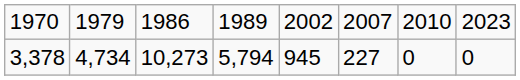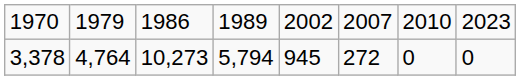(103, 57) 4,734 -> (103, 57) 4,764
(362, 57) 227 -> (362, 57) 272
